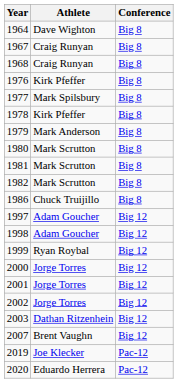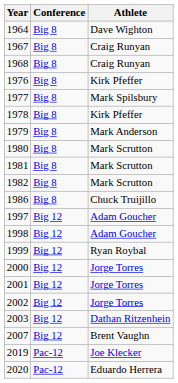columns swapped: (73, 13) <-> (144, 13)
